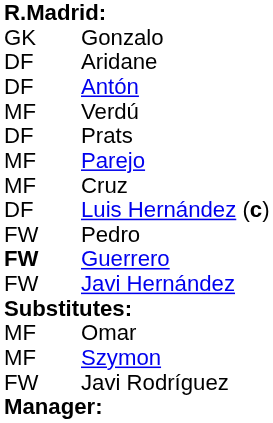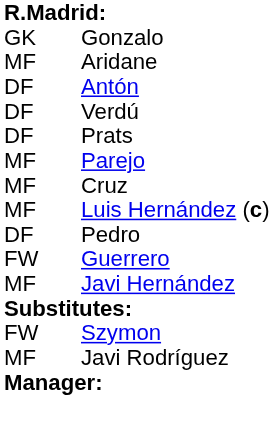(19, 62) DF -> (20, 62) MF
(20, 111) MF -> (19, 111) DF
(19, 209) DF -> (20, 209) MF
(21, 234) FW -> (19, 234) DF
(21, 259) bold -> (21, 259) normal
(21, 283) FW -> (20, 283) MF
- row: (109, 333)
(20, 357) MF -> (21, 333) FW
(21, 382) FW -> (20, 357) MF
